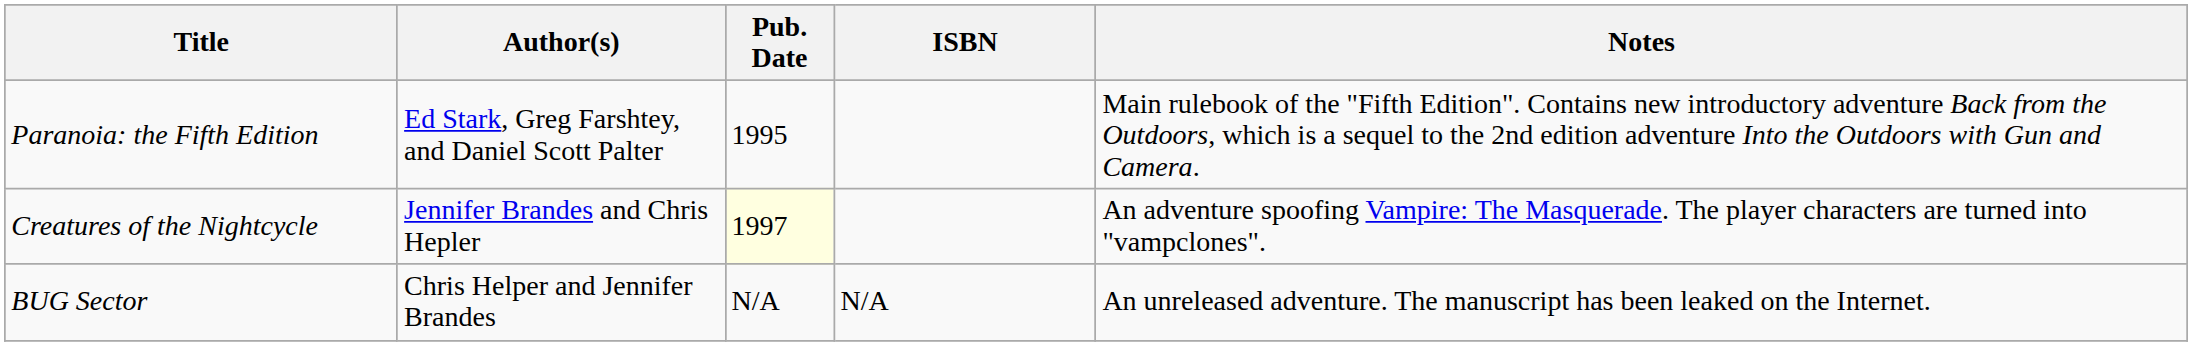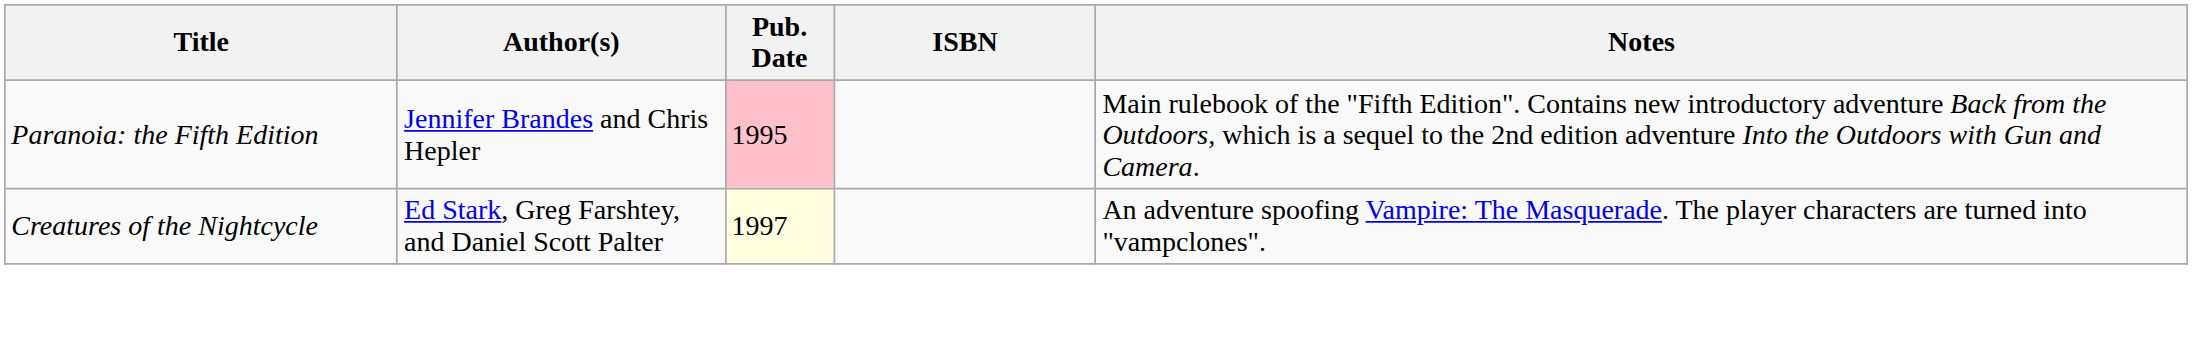(542, 134) Ed Stark, Greg Farshtey, and Daniel Scott Palter -> (556, 134) Jennifer Brandes and Chris Hepler
(759, 134) no background -> (759, 134) pink background
(556, 225) Jennifer Brandes and Chris Hepler -> (542, 225) Ed Stark, Greg Farshtey, and Daniel Scott Palter
- row: (79, 301)
